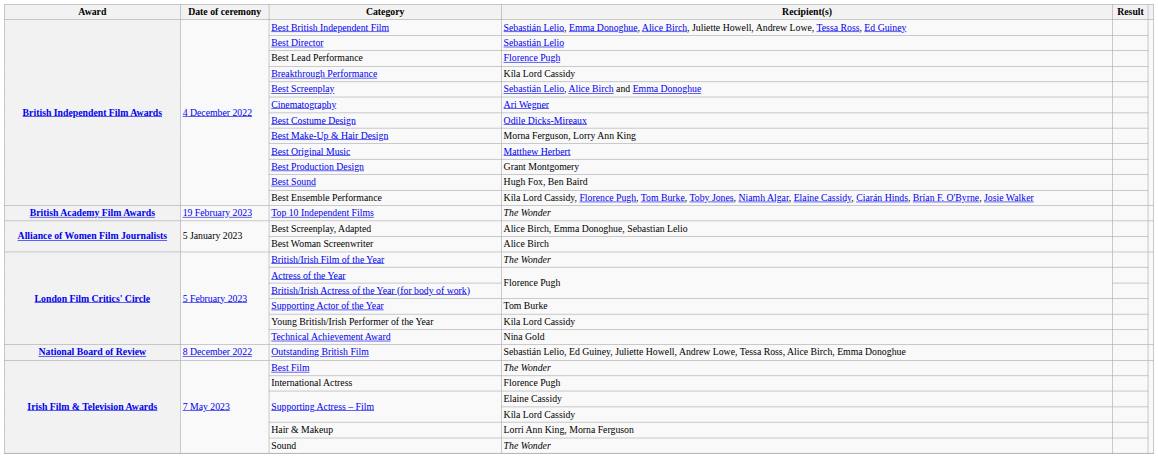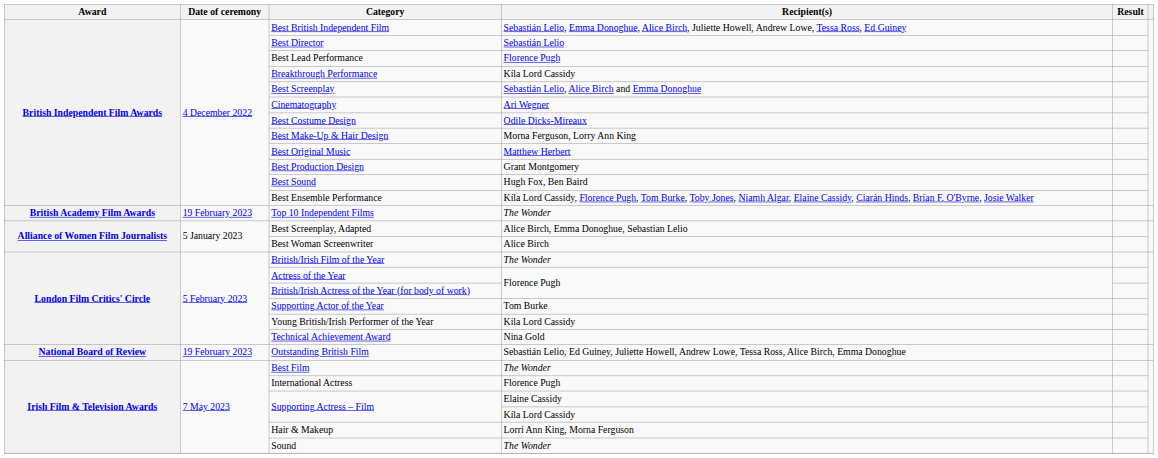(217, 352) 8 December 2022 -> (217, 352) 19 February 2023
